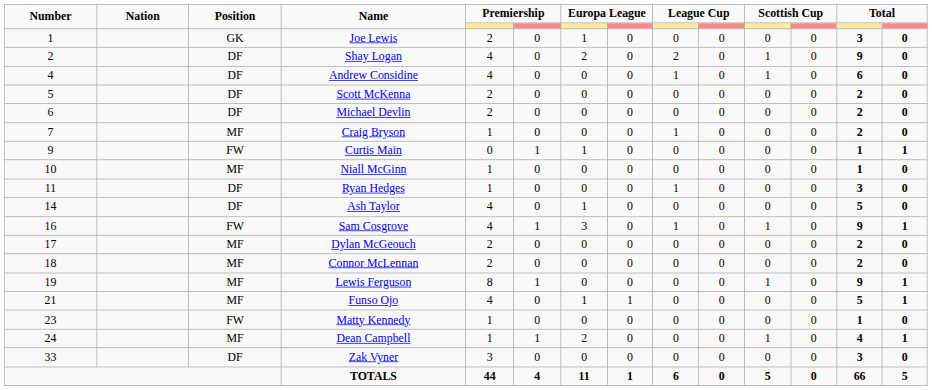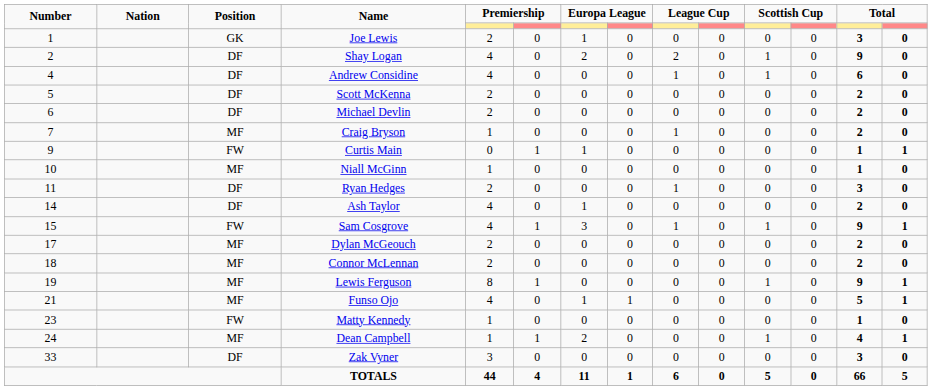(490, 188) 1 -> (490, 188) 2
(860, 207) 5 -> (860, 207) 2
(51, 225) 16 -> (51, 225) 15
